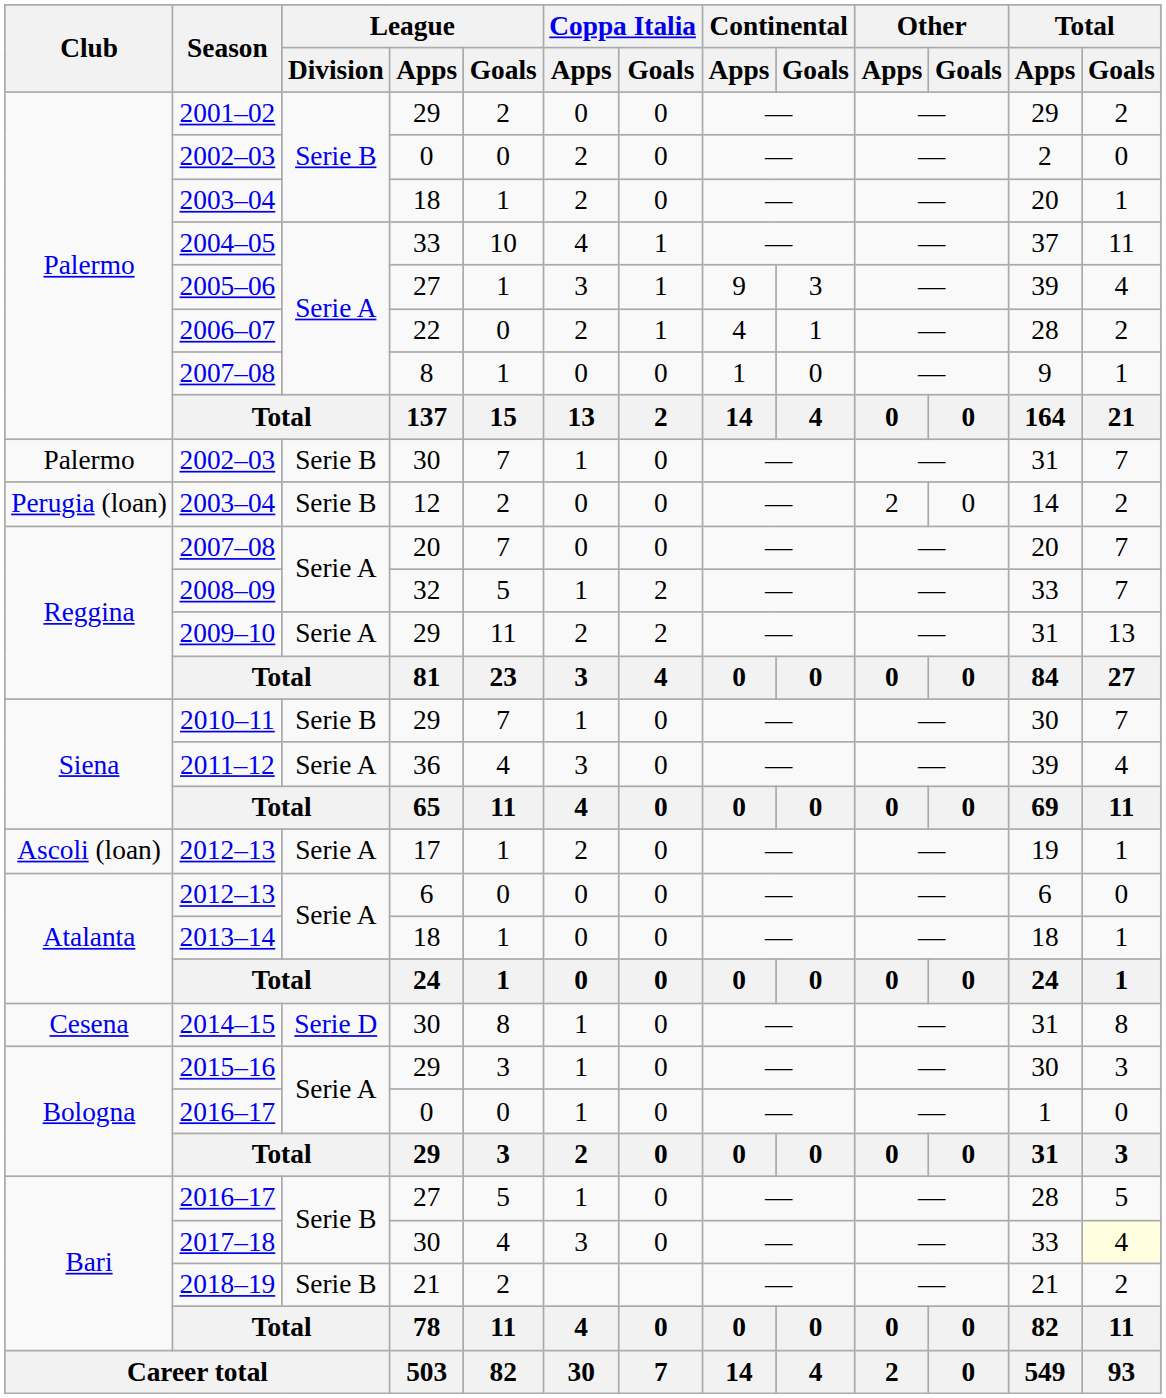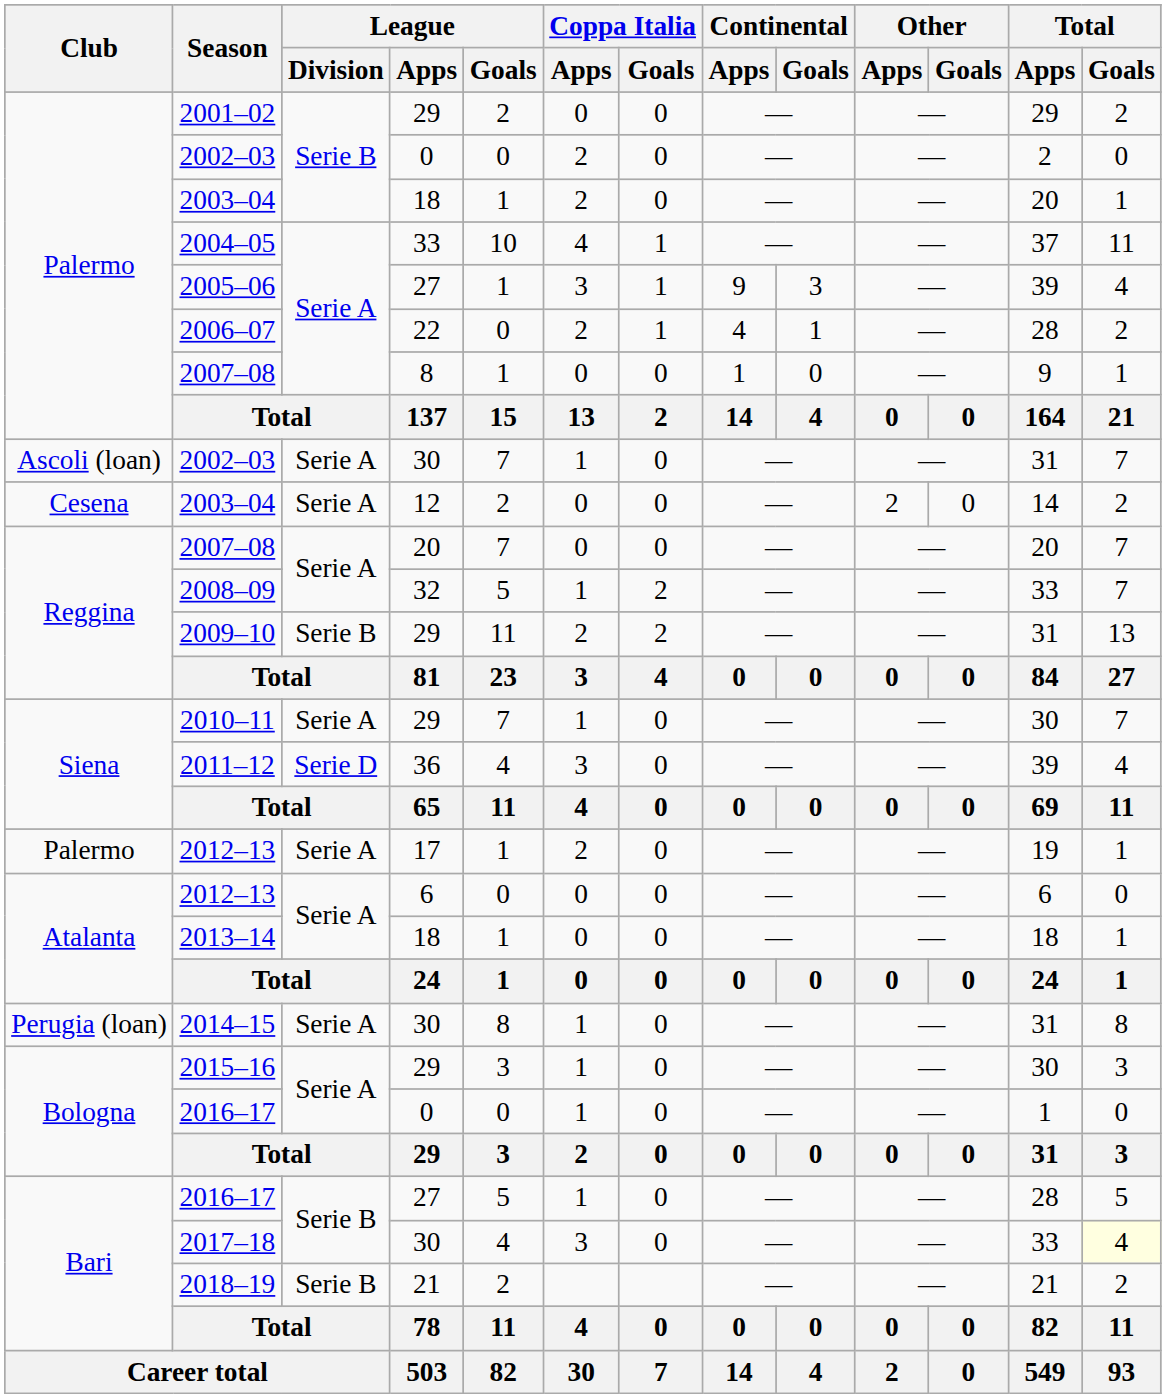(89, 460) Palermo -> (89, 460) Ascoli (loan)
(336, 460) Serie B -> (336, 460) Serie A
(89, 503) Perugia (loan) -> (89, 503) Cesena
(336, 503) Serie B -> (336, 503) Serie A
(336, 633) Serie A -> (336, 633) Serie B
(336, 720) Serie B -> (336, 720) Serie A
(336, 763) Serie A -> (336, 763) Serie D
(89, 850) Ascoli (loan) -> (89, 850) Palermo
(89, 1024) Cesena -> (89, 1024) Perugia (loan)
(336, 1024) Serie D -> (336, 1024) Serie A
